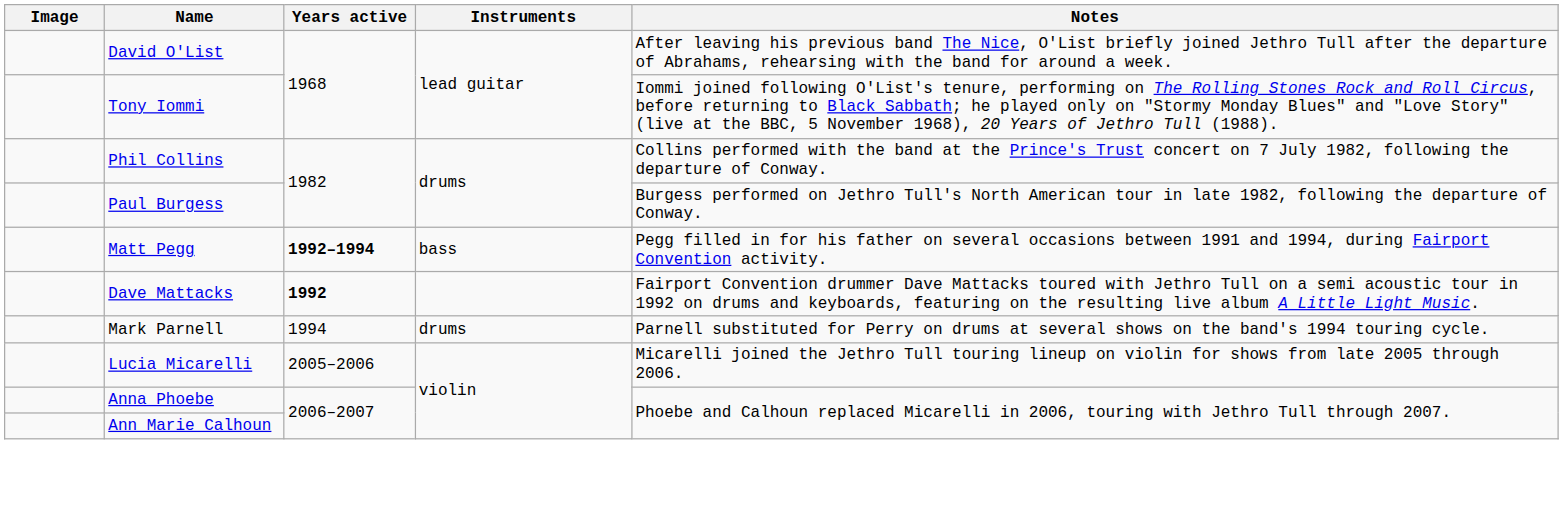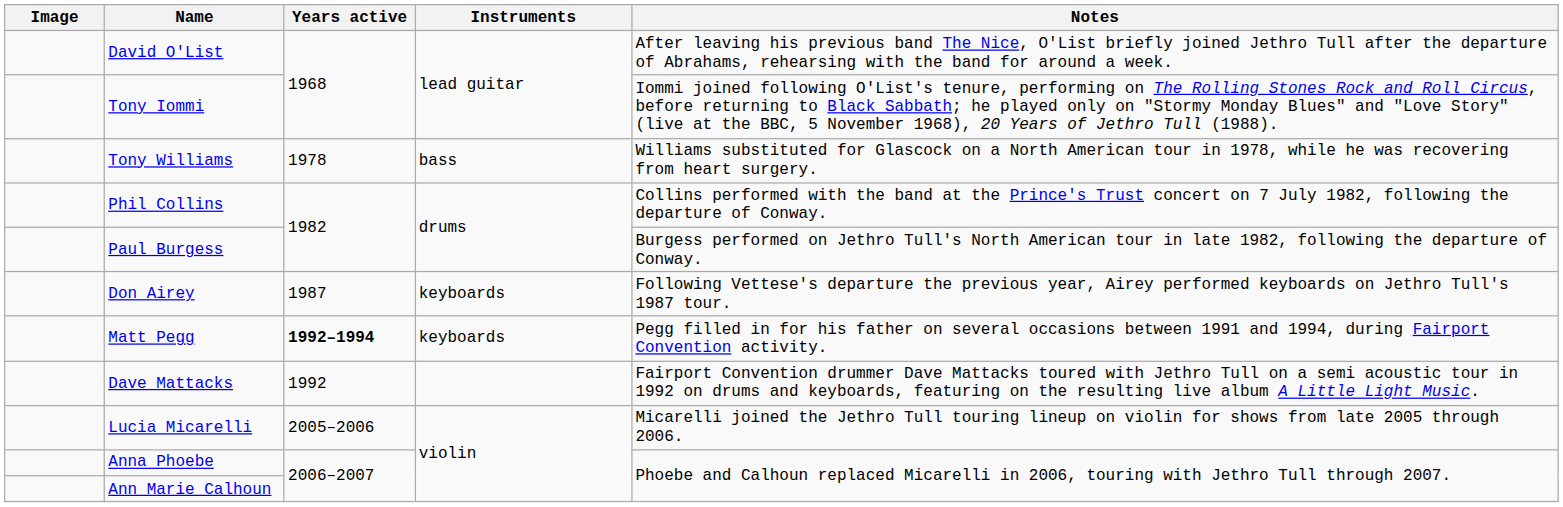+ row: (171, 160)
+ row: (151, 294)
(438, 249) bass -> (462, 338) keyboards
(307, 294) bold -> (307, 383) normal
- row: (166, 329)
